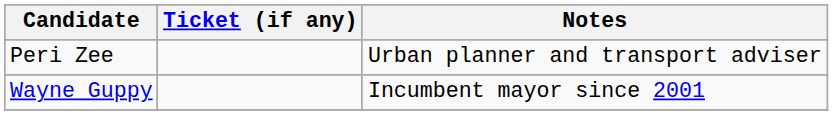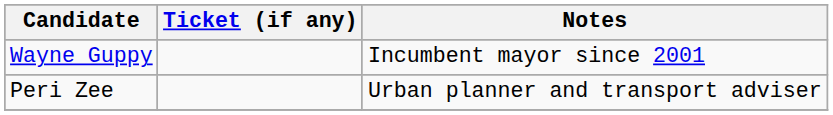rows swapped: (81, 92) <-> (62, 58)
